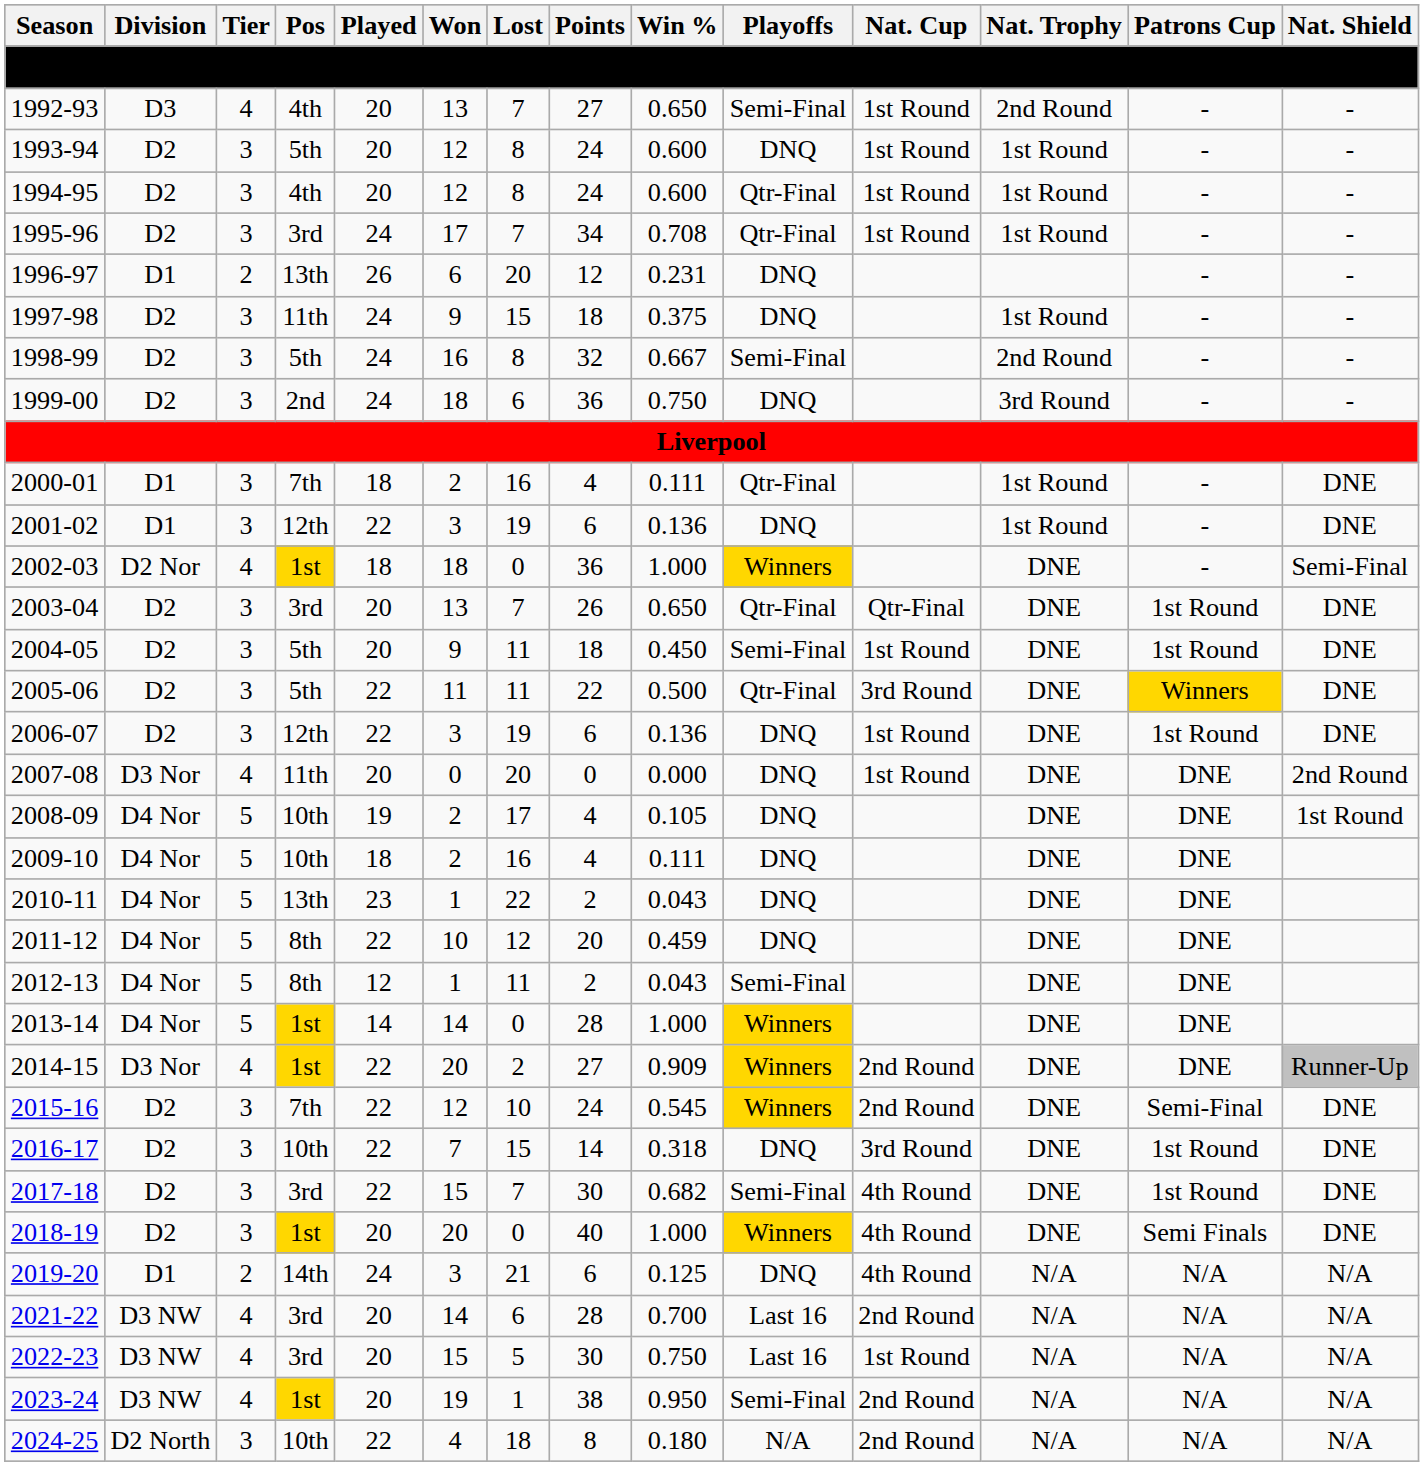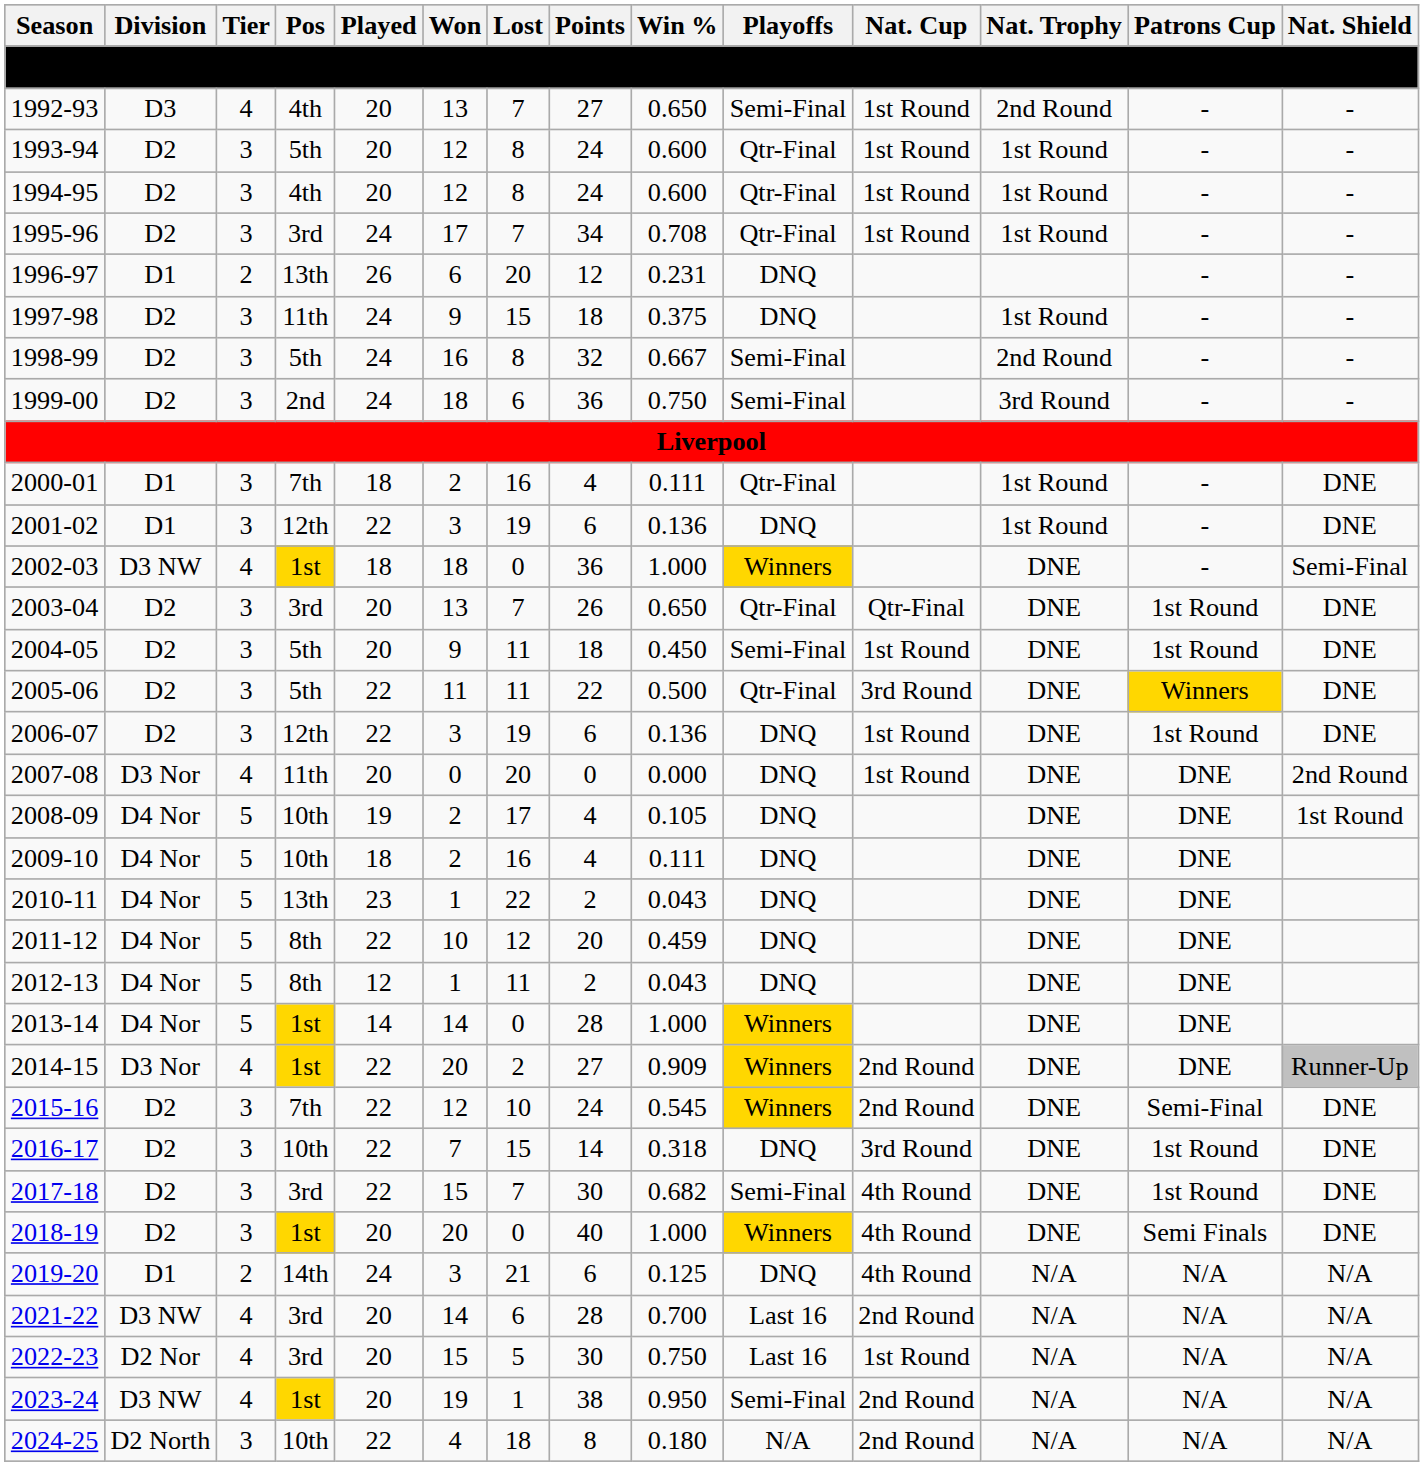(788, 150) DNQ -> (788, 150) Qtr-Final
(788, 399) DNQ -> (788, 399) Semi-Final
(160, 566) D2 Nor -> (160, 566) D3 NW
(788, 982) Semi-Final -> (788, 982) DNQ
(160, 1356) D3 NW -> (160, 1356) D2 Nor
